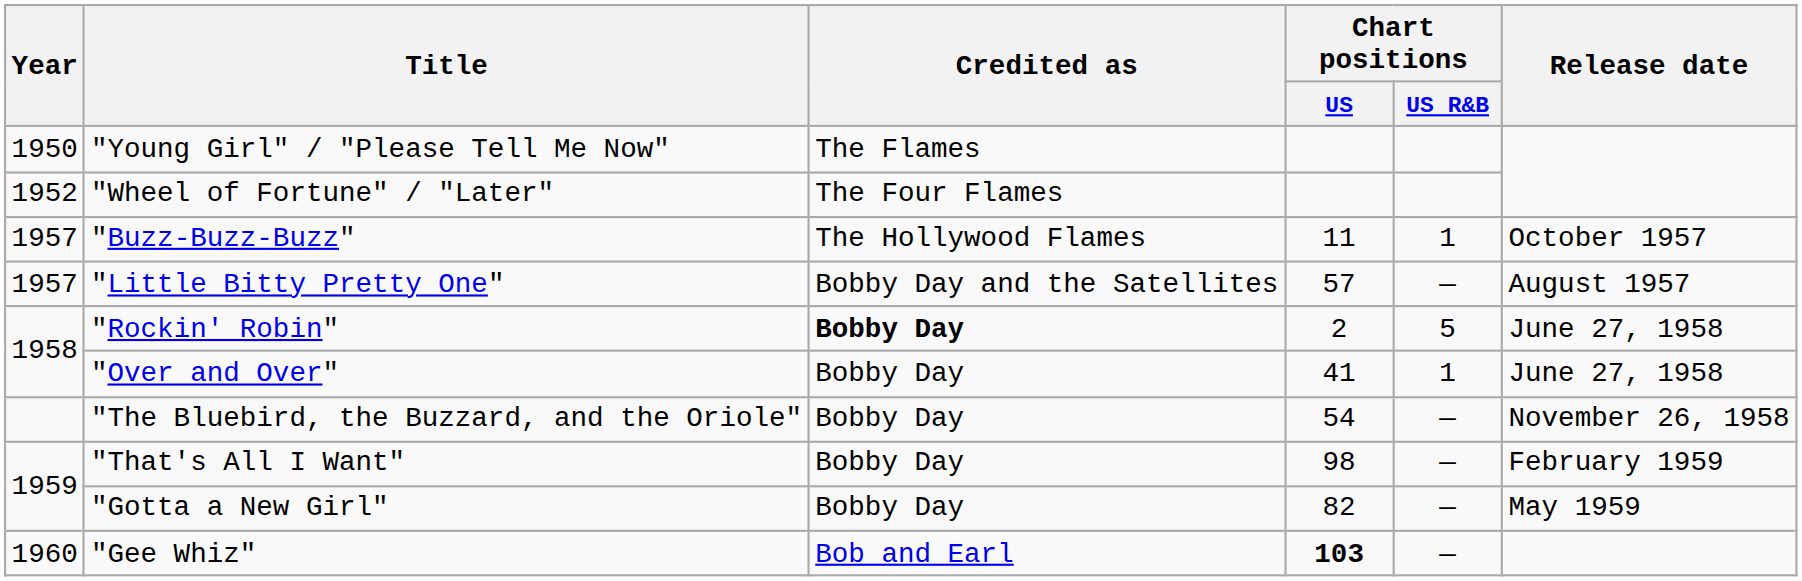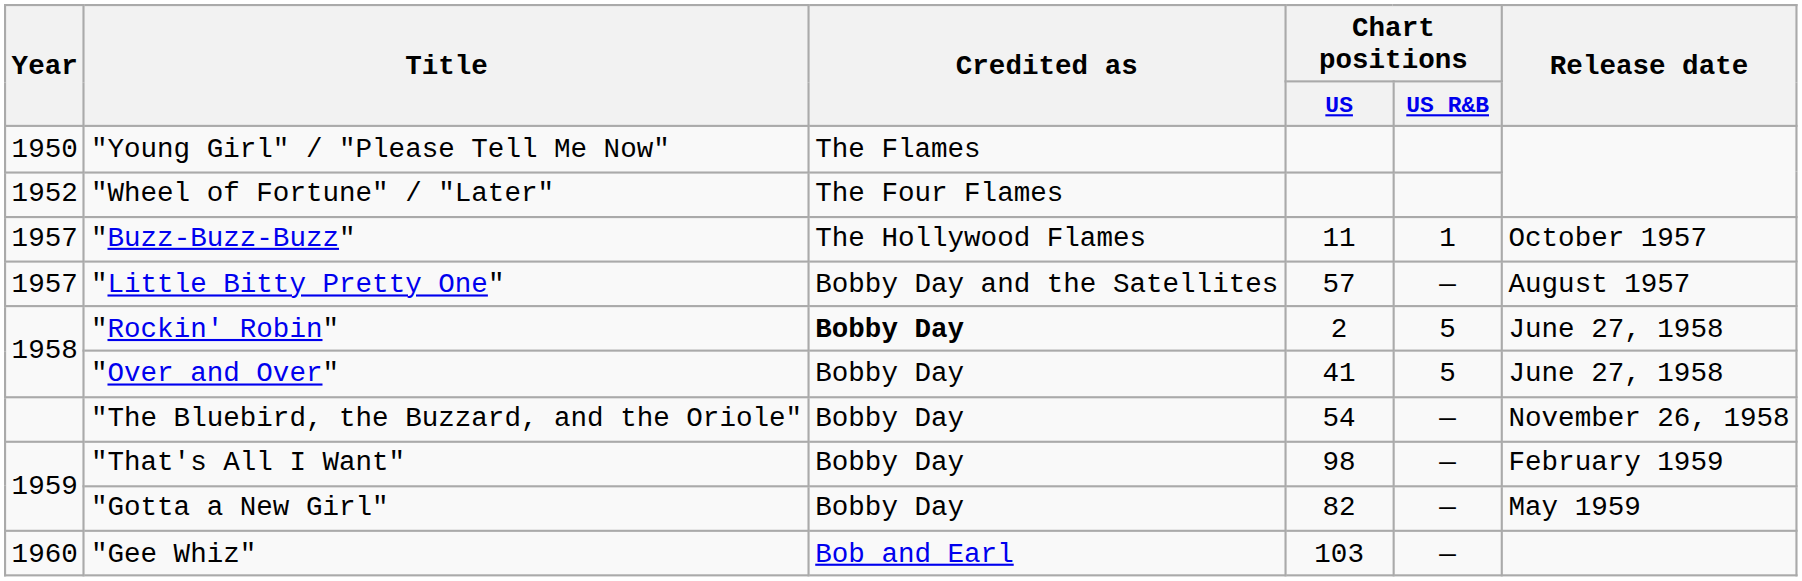(1448, 374) 1 -> (1448, 374) 5
(1339, 553) bold -> (1339, 553) normal
